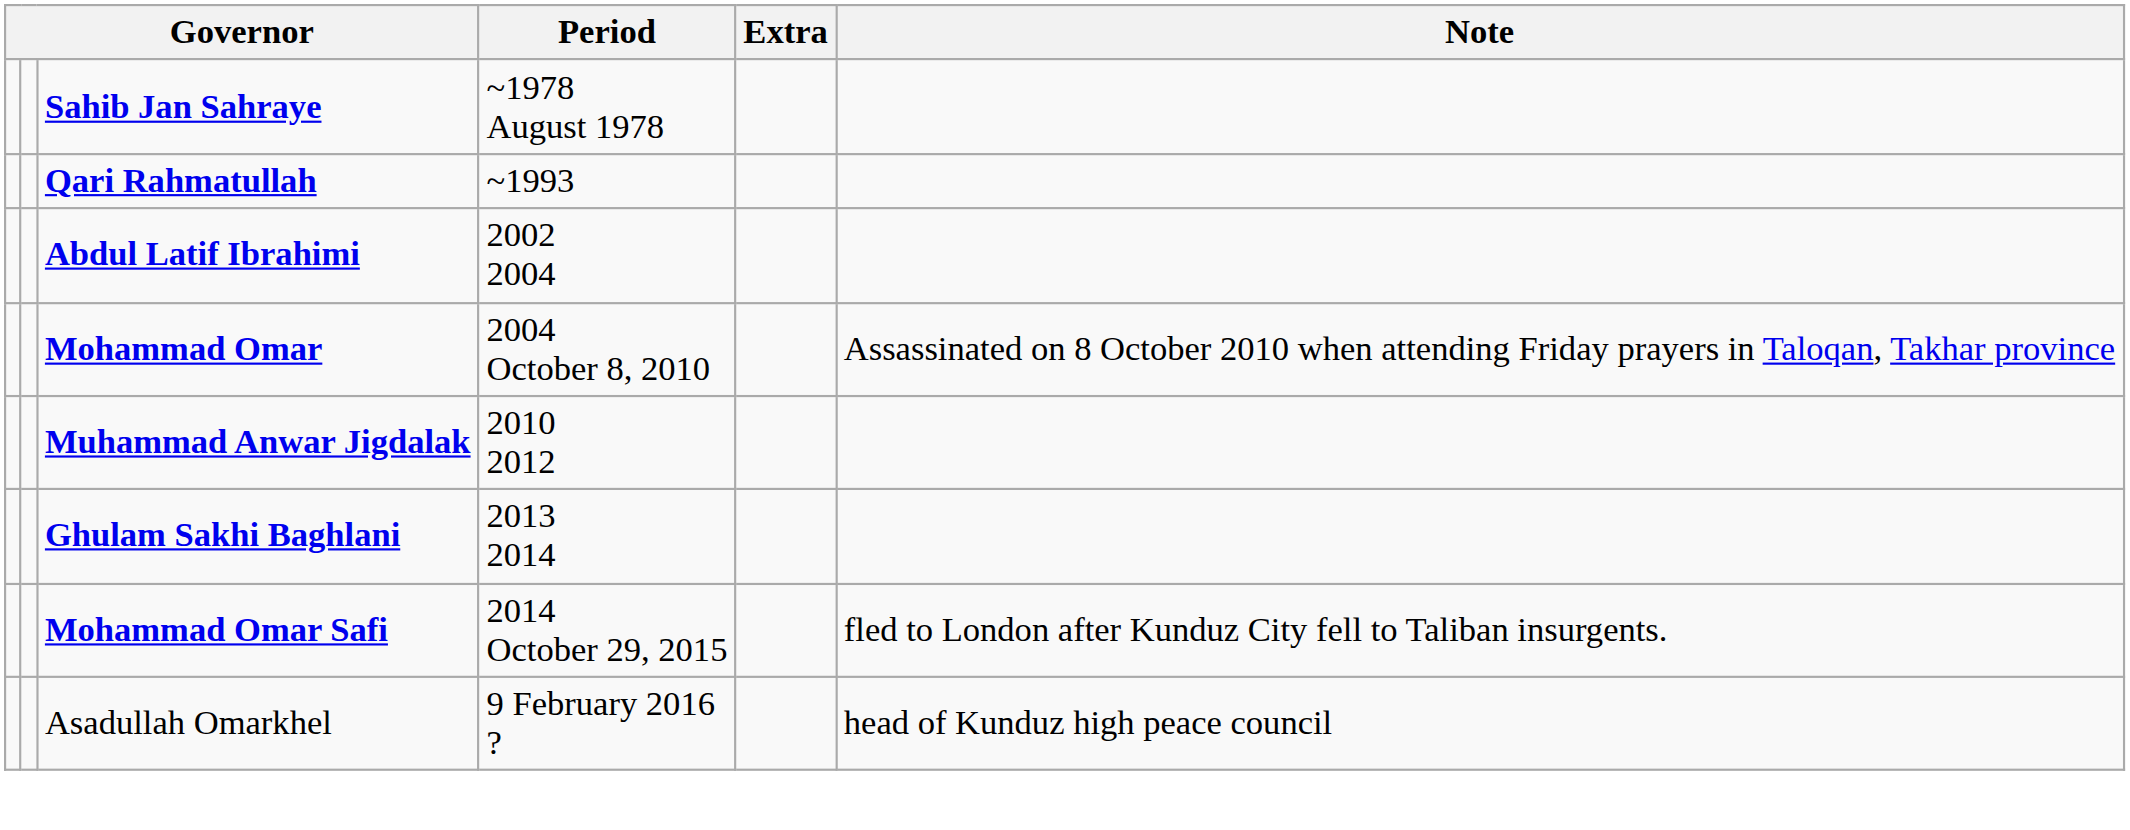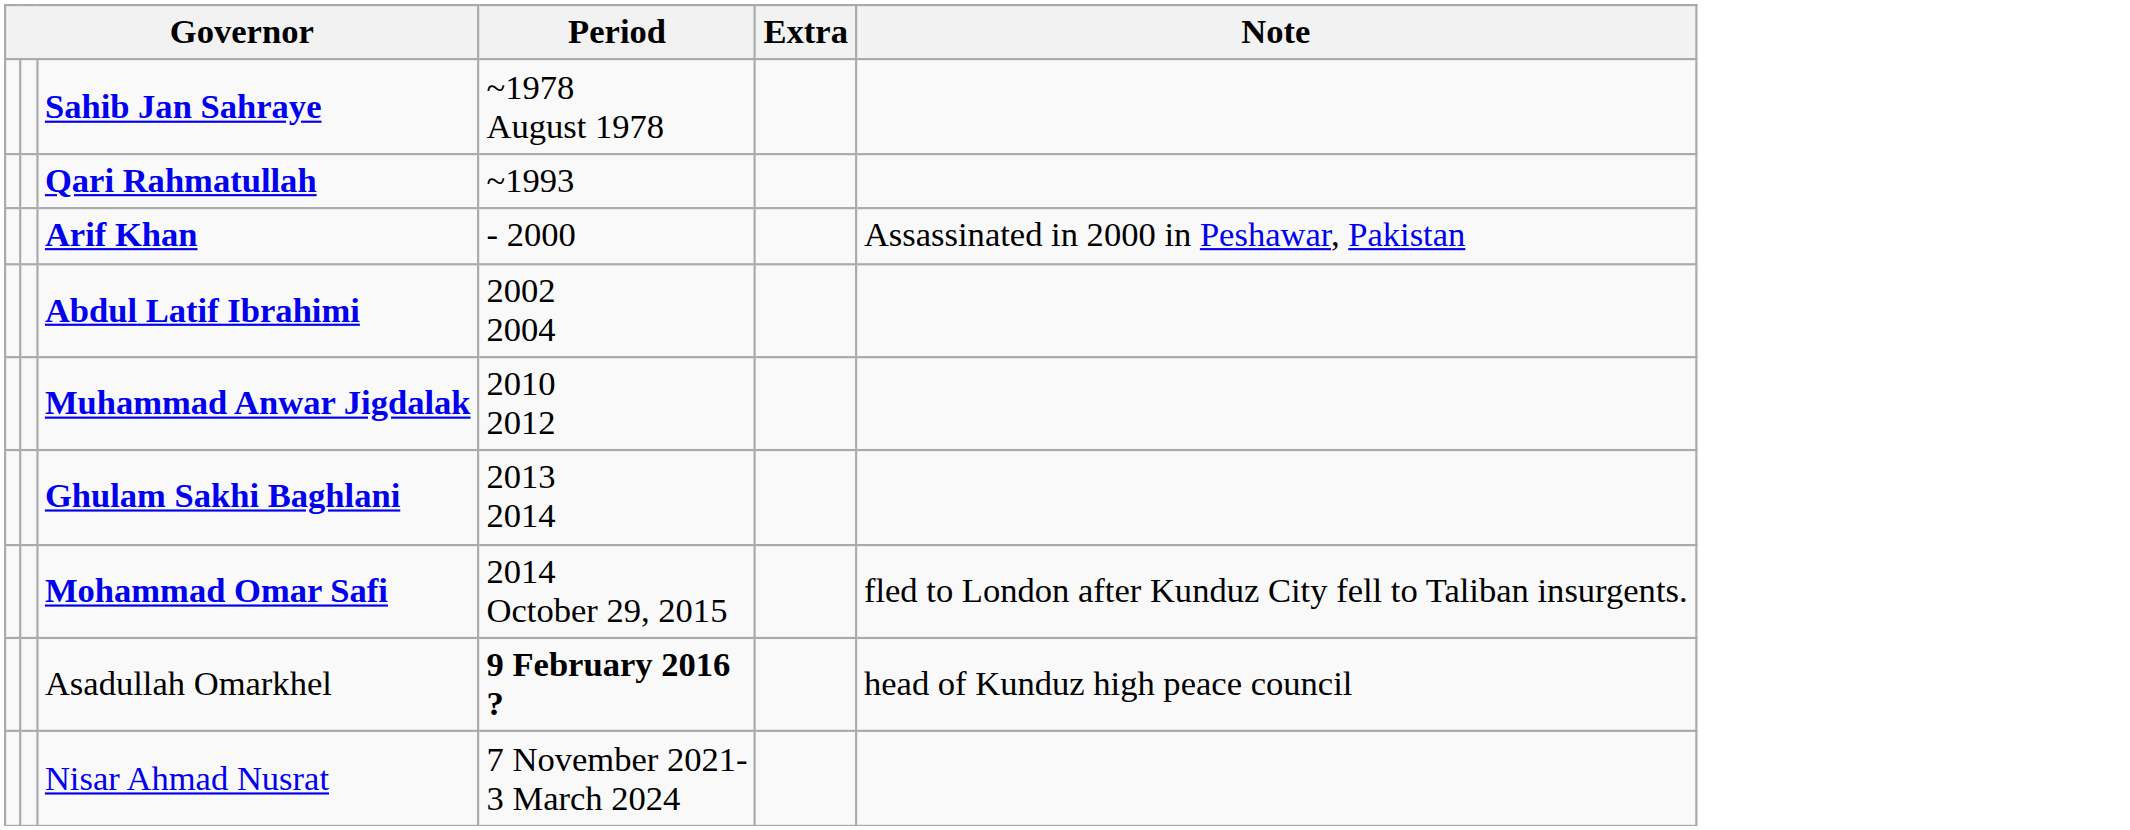+ row: (121, 235)
- row: (184, 348)
(601, 723) normal -> (608, 684) bold
+ row: (187, 777)
